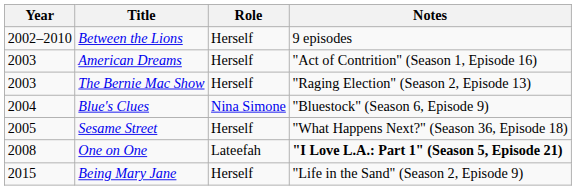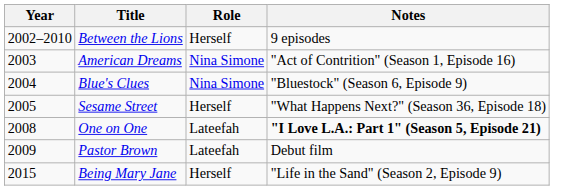(232, 60) Herself -> (227, 60) Nina Simone
- row: (141, 83)
+ row: (118, 151)
